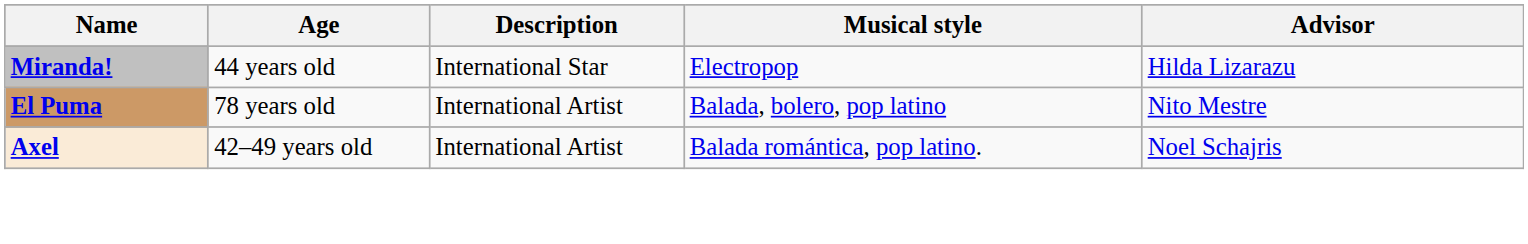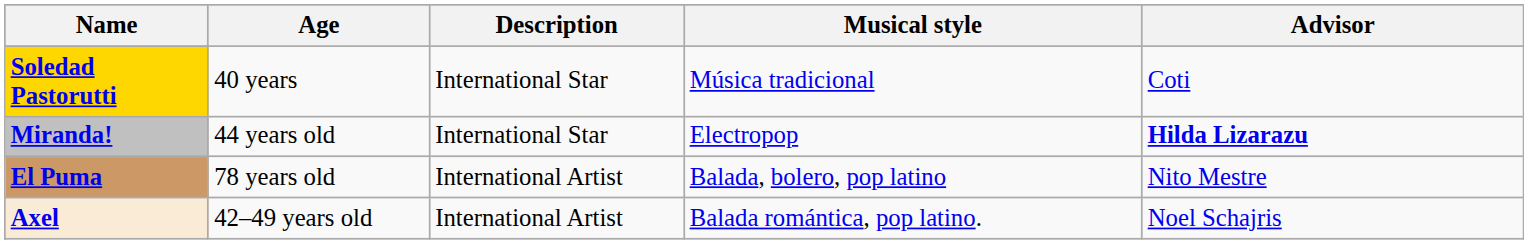+ row: (64, 80)
(1222, 66) normal -> (1228, 136) bold
